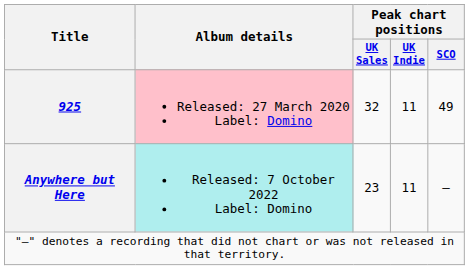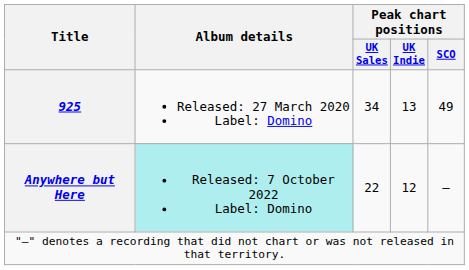(244, 114) pink background -> (244, 114) no background
(372, 106) 32 -> (372, 106) 34
(409, 106) 11 -> (409, 106) 13
(372, 188) 23 -> (372, 188) 22
(409, 188) 11 -> (409, 188) 12
